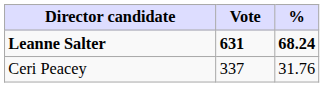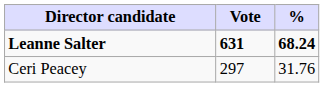(232, 69) 337 -> (232, 69) 297
